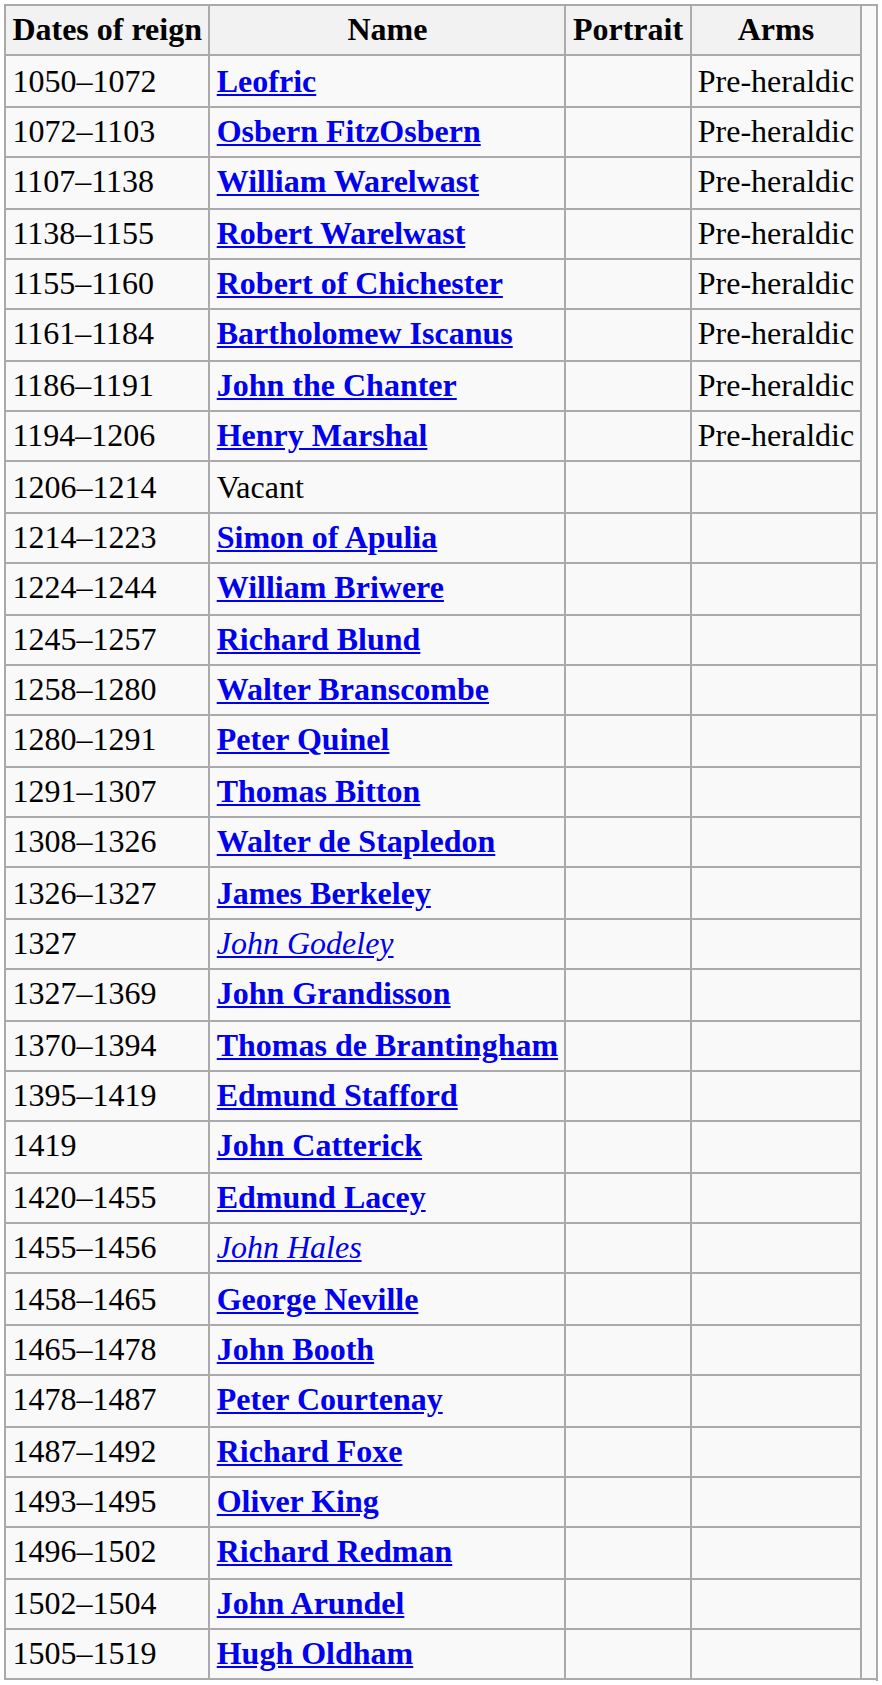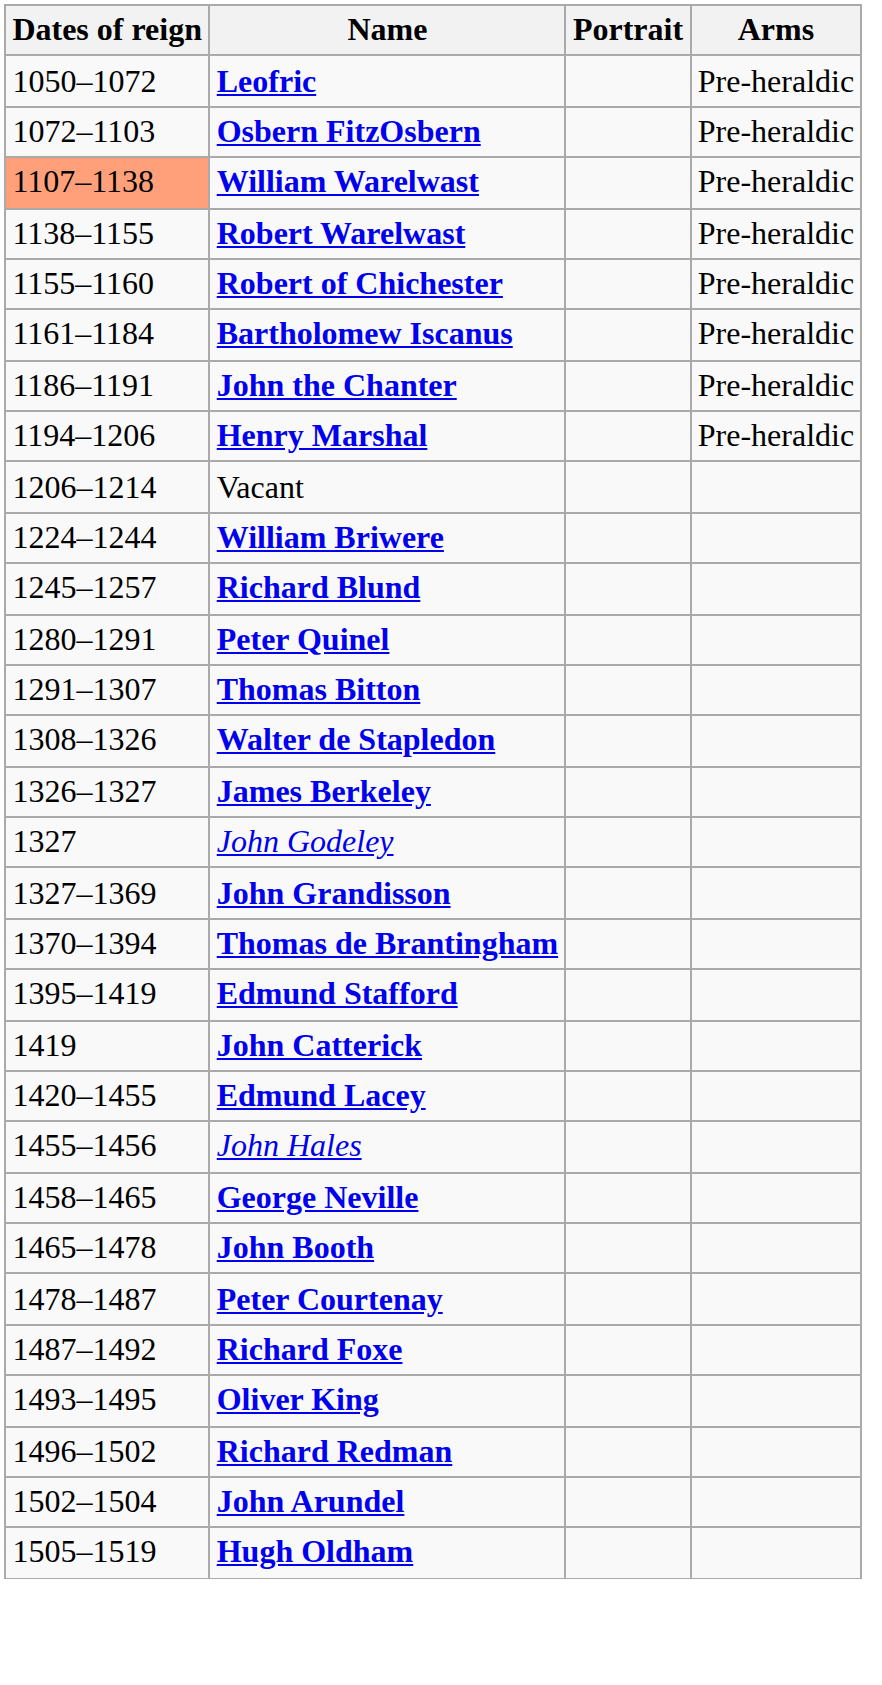(83, 182) no background -> (83, 182) lightsalmon background
- row: (327, 537)
- row: (353, 689)
